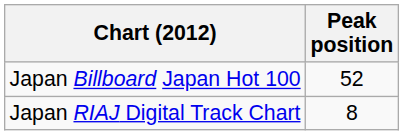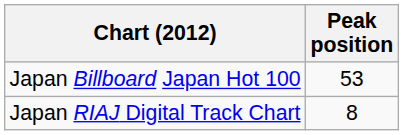(352, 79) 52 -> (352, 79) 53
